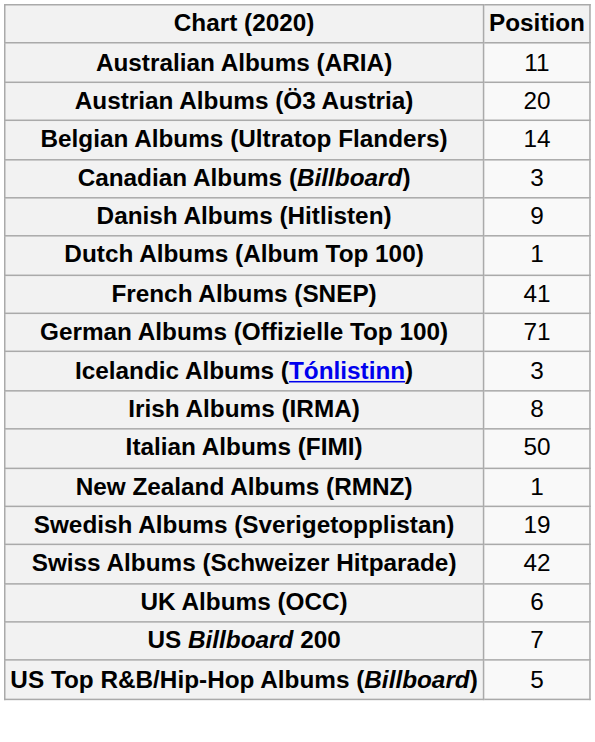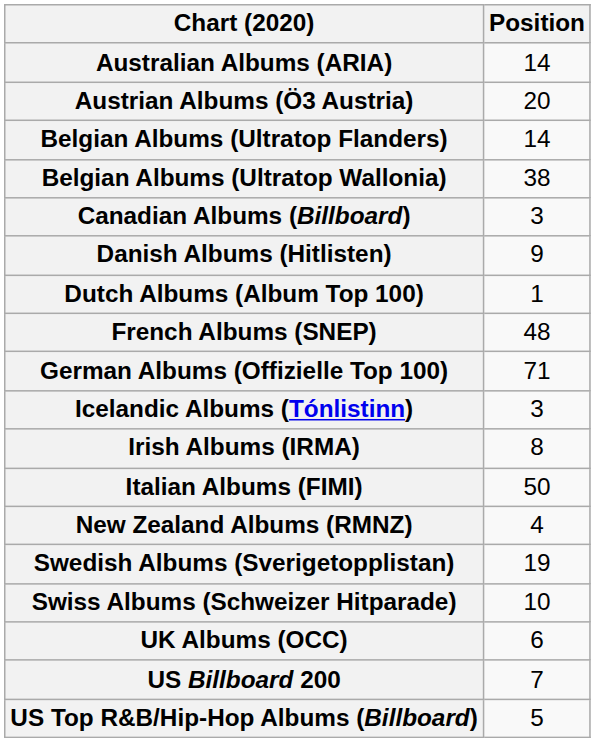(537, 62) 11 -> (537, 62) 14
+ row: (244, 178)
(537, 293) 41 -> (537, 332) 48
(537, 486) 1 -> (537, 525) 4
(537, 563) 42 -> (537, 602) 10
